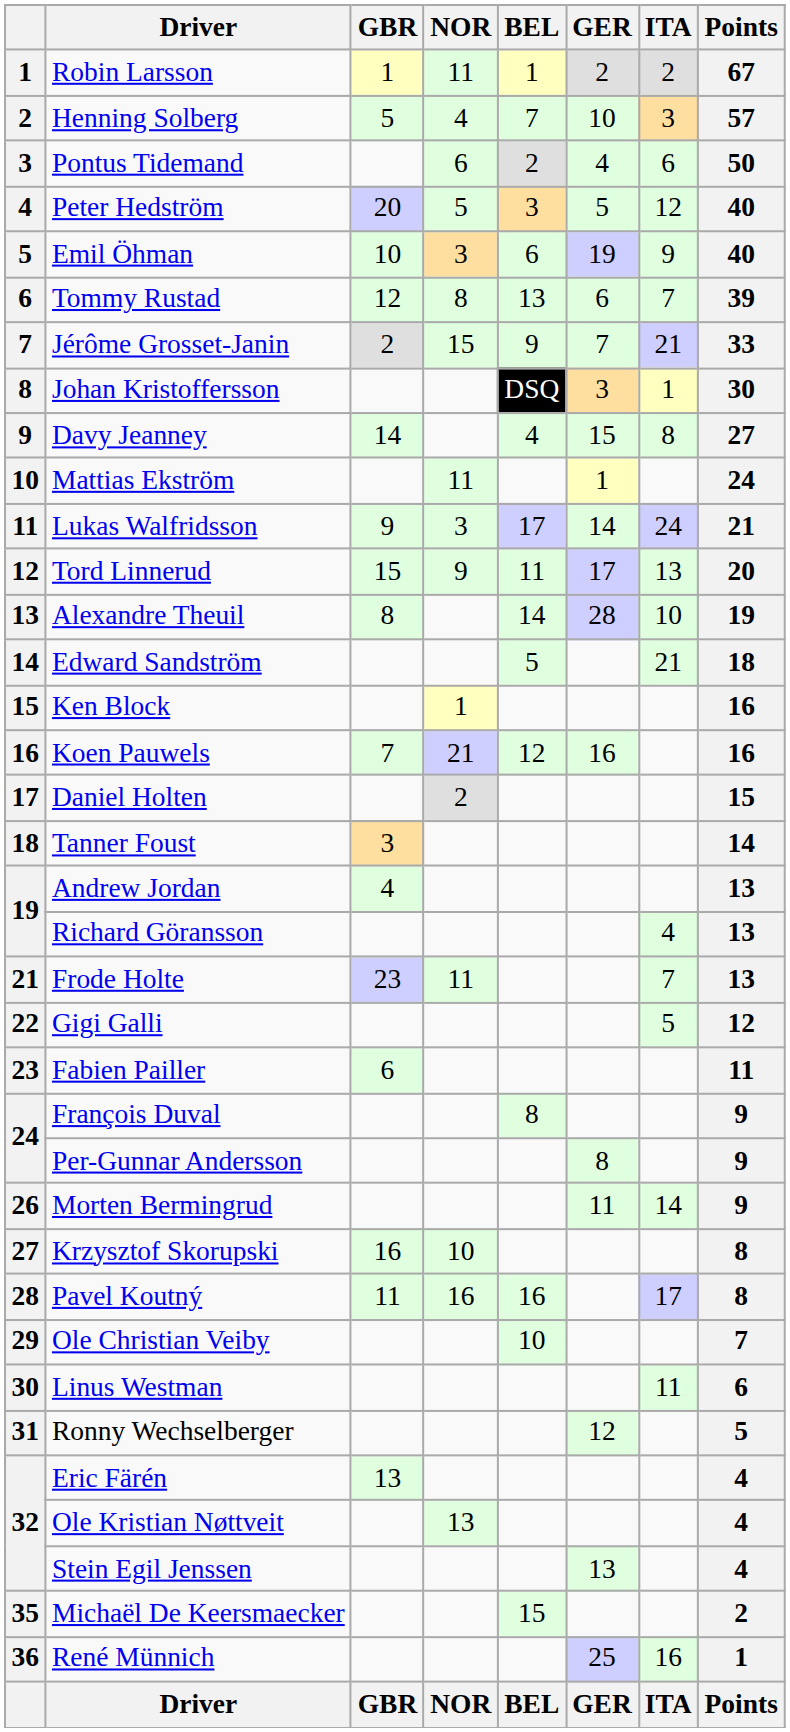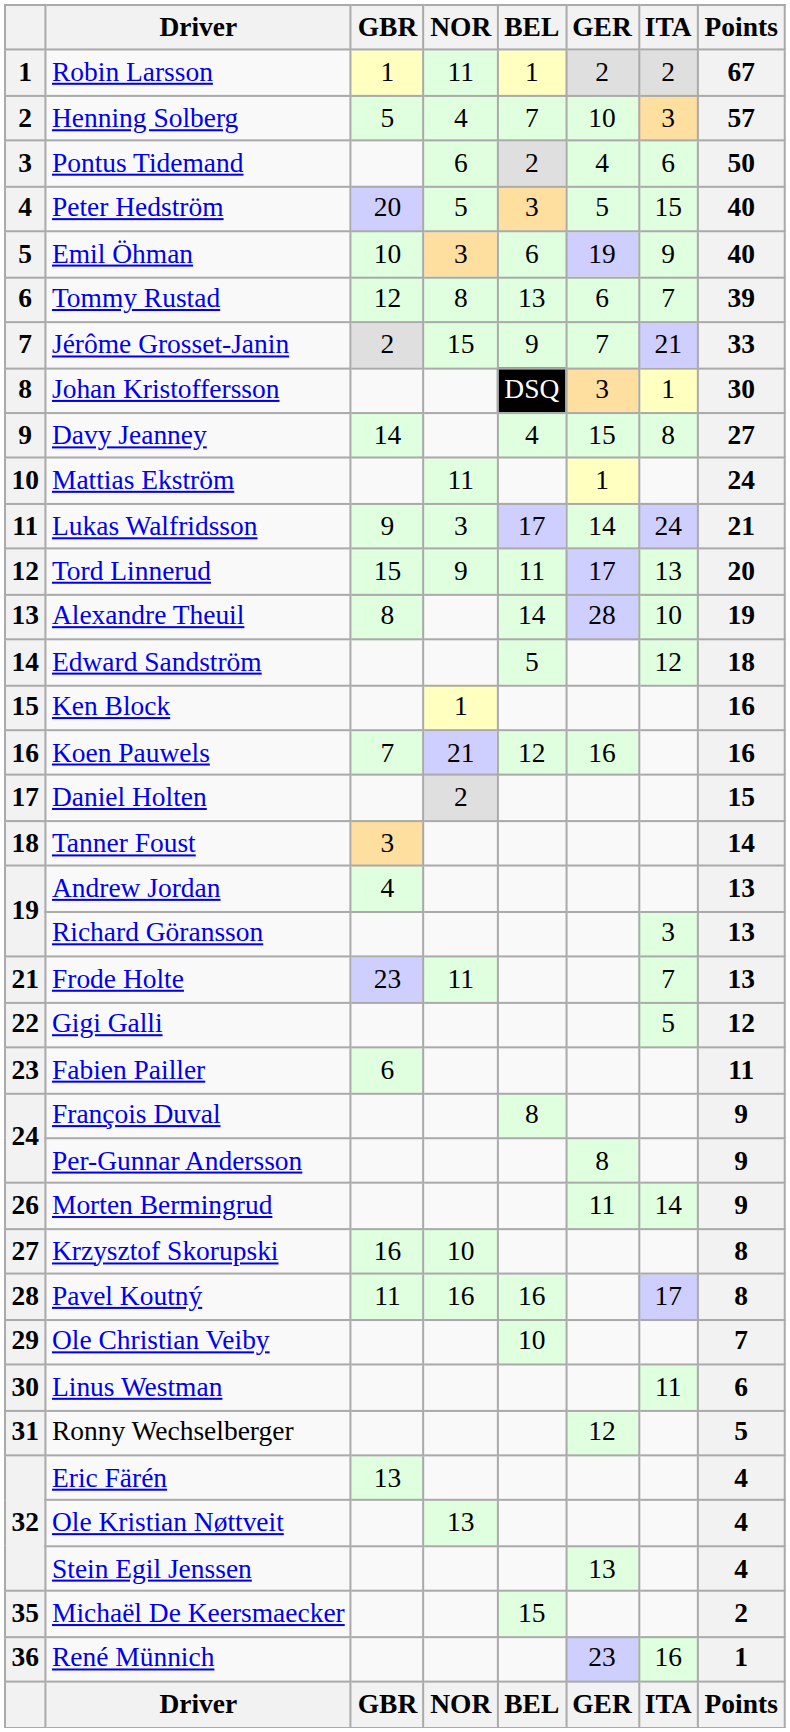(668, 208) 12 -> (668, 208) 15
(668, 661) 21 -> (668, 661) 12
(668, 933) 4 -> (668, 933) 3
(602, 1658) 25 -> (602, 1658) 23
